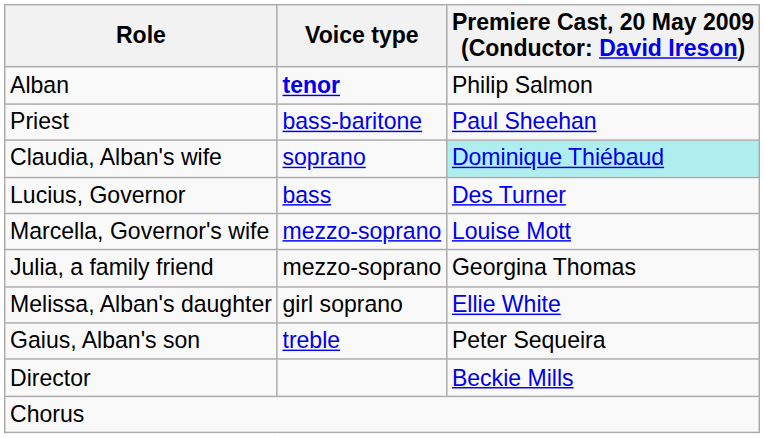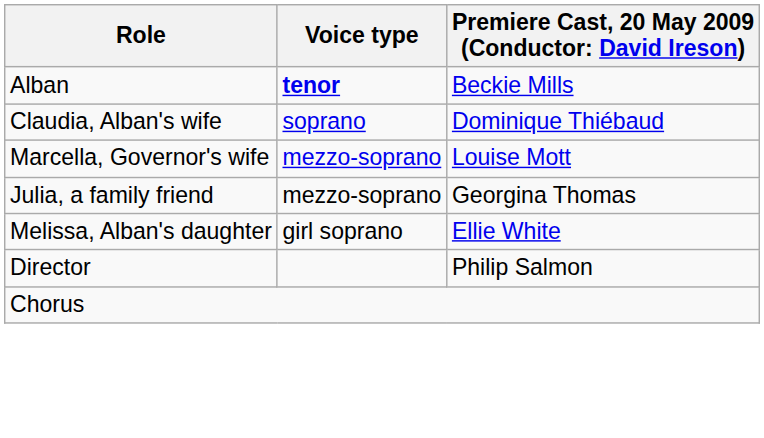(522, 85) Philip Salmon -> (513, 85) Beckie Mills
- row: (39, 121)
(558, 158) paleturquoise background -> (558, 121) no background
- row: (98, 194)
- row: (105, 341)
(513, 377) Beckie Mills -> (522, 267) Philip Salmon
